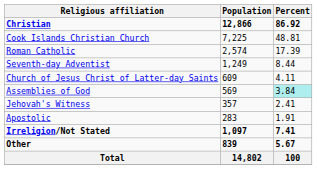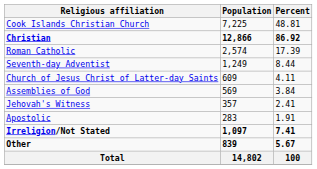rows swapped: (28, 24) <-> (78, 38)
(285, 91) paleturquoise background -> (285, 91) no background
